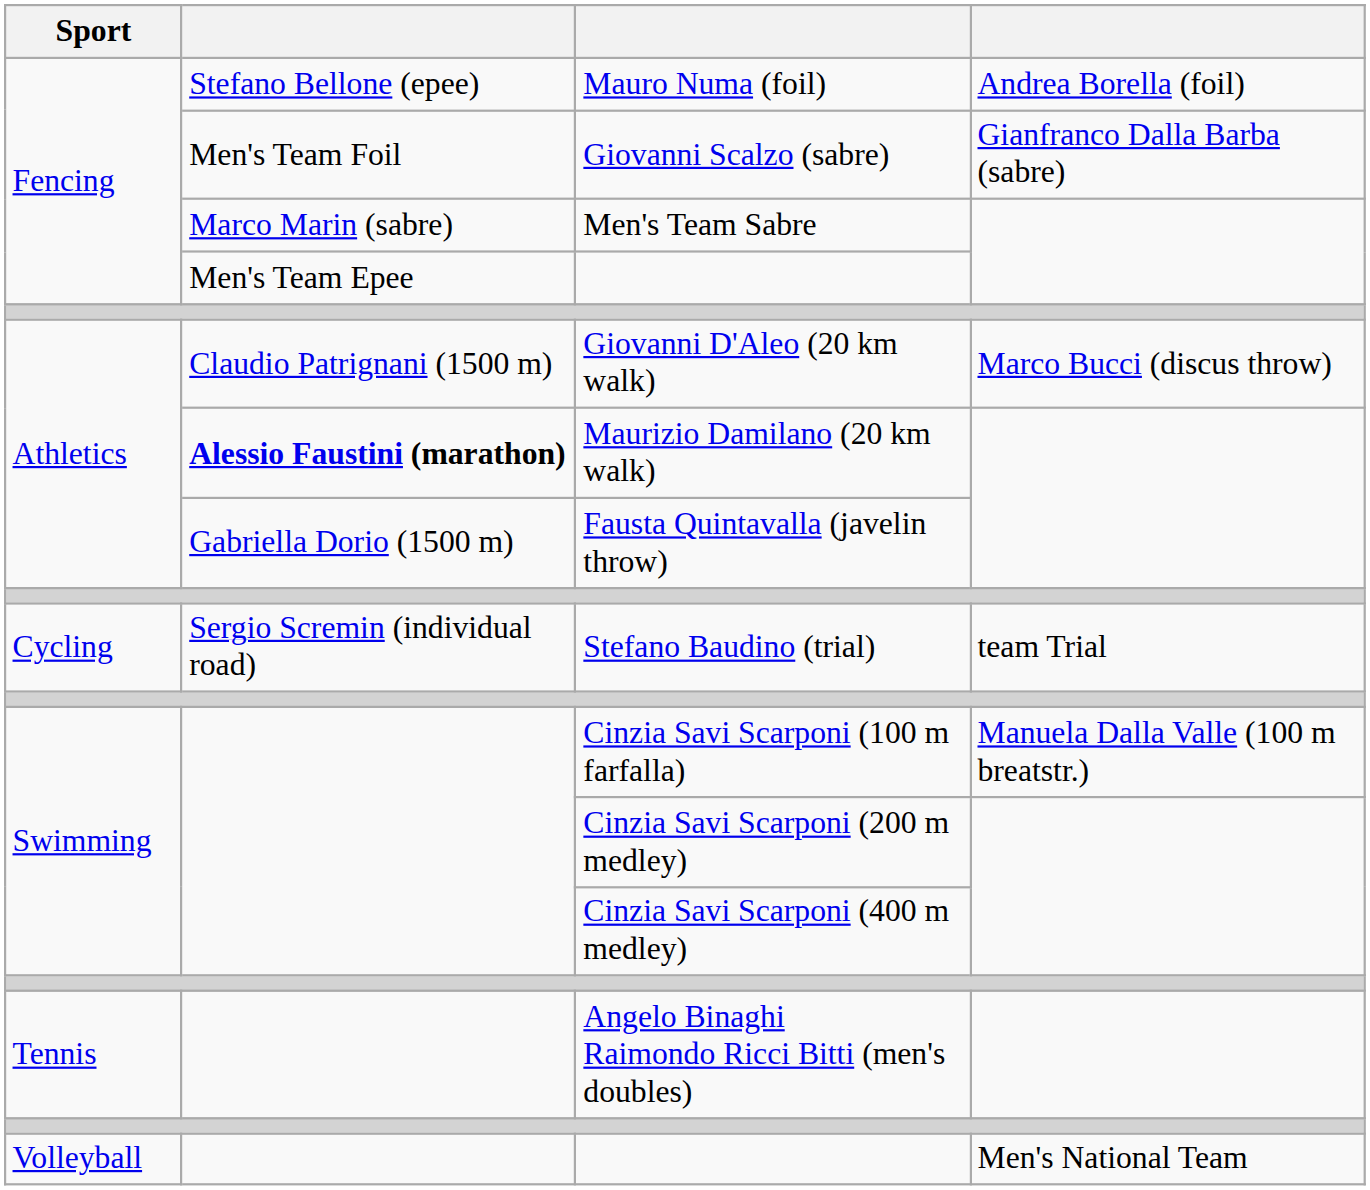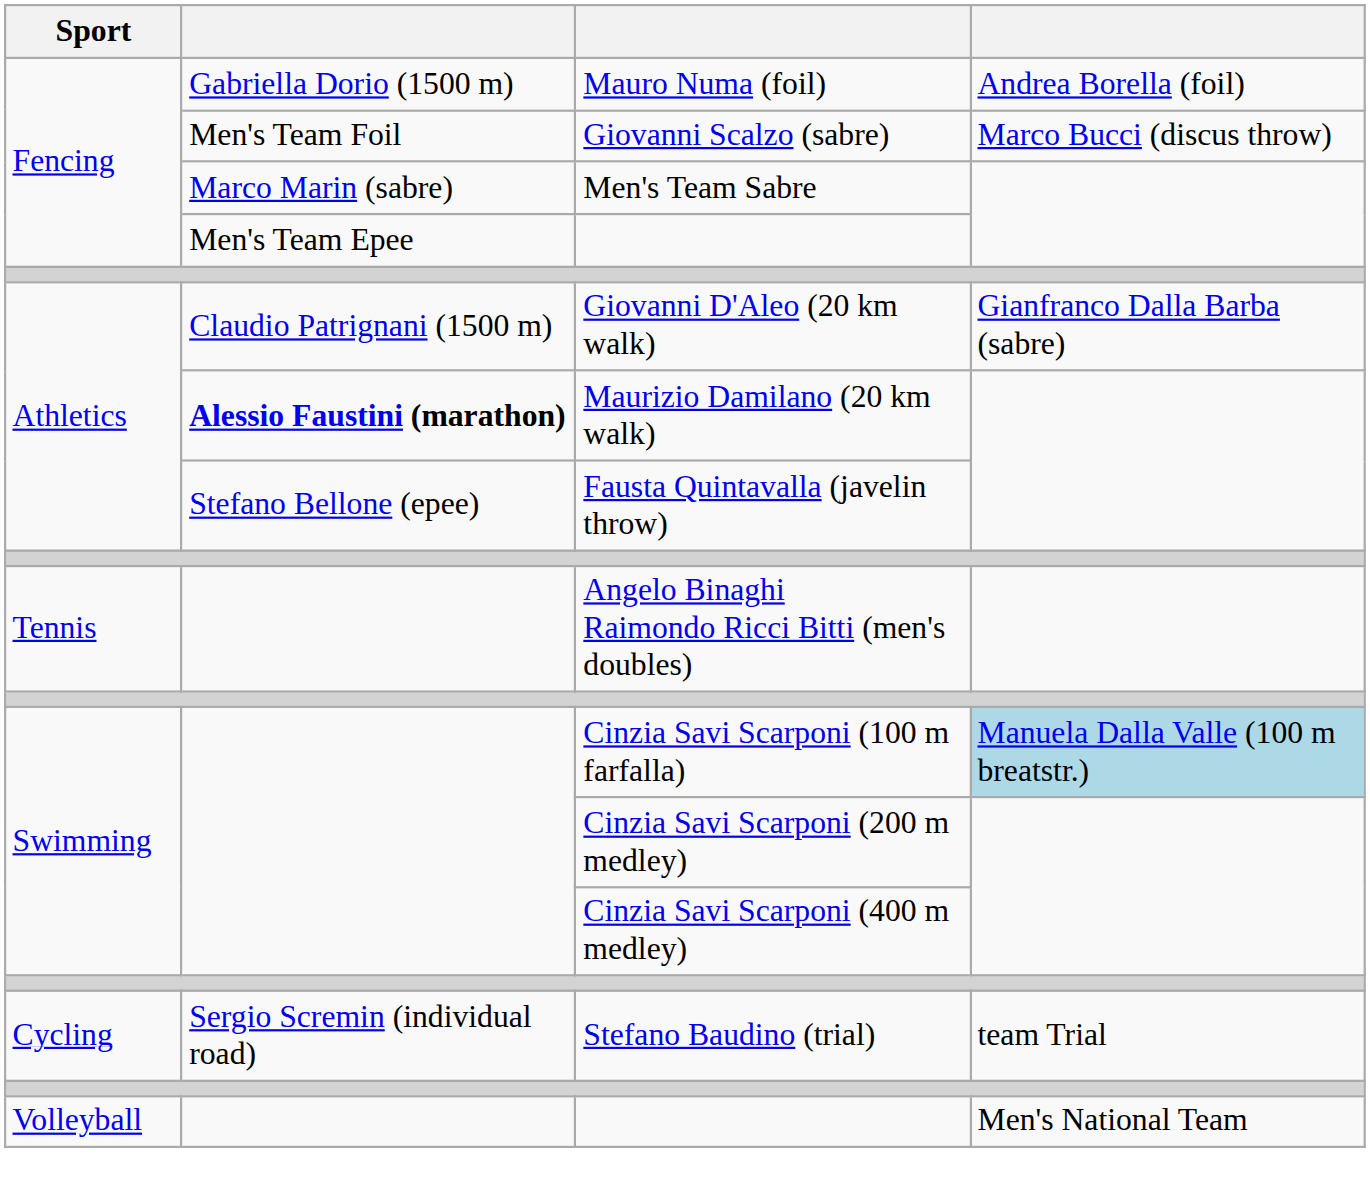(334, 83) Stefano Bellone (epee) -> (351, 83) Gabriella Dorio (1500 m)
(1129, 154) Gianfranco Dalla Barba (sabre) -> (1155, 135) Marco Bucci (discus throw)
(1155, 363) Marco Bucci (discus throw) -> (1129, 325) Gianfranco Dalla Barba (sabre)
(351, 542) Gabriella Dorio (1500 m) -> (334, 505) Stefano Bellone (epee)
rows swapped: (63, 647) <-> (55, 1054)
(1157, 751) no background -> (1157, 751) lightblue background
